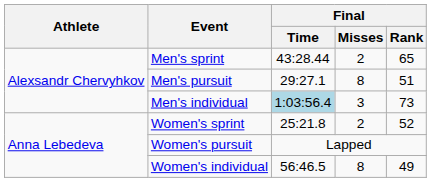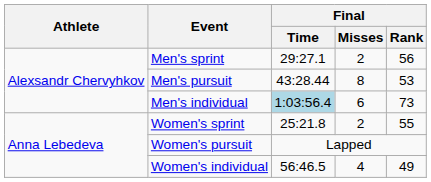(303, 59) 43:28.44 -> (303, 59) 29:27.1
(407, 59) 65 -> (407, 59) 56
(303, 81) 29:27.1 -> (303, 81) 43:28.44
(407, 81) 51 -> (407, 81) 53
(361, 102) 3 -> (361, 102) 6
(407, 124) 52 -> (407, 124) 55
(361, 167) 8 -> (361, 167) 4
